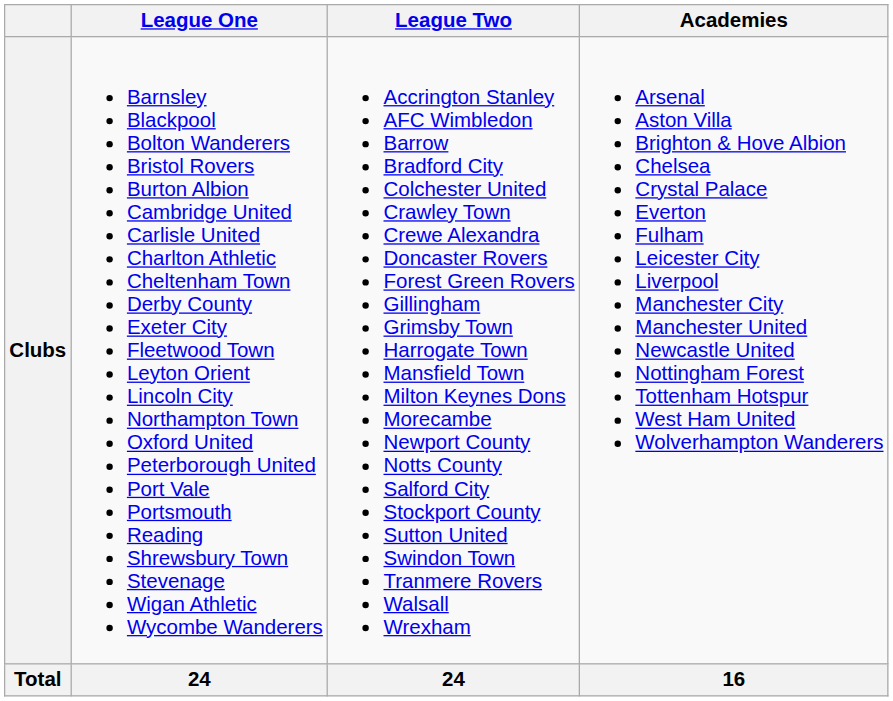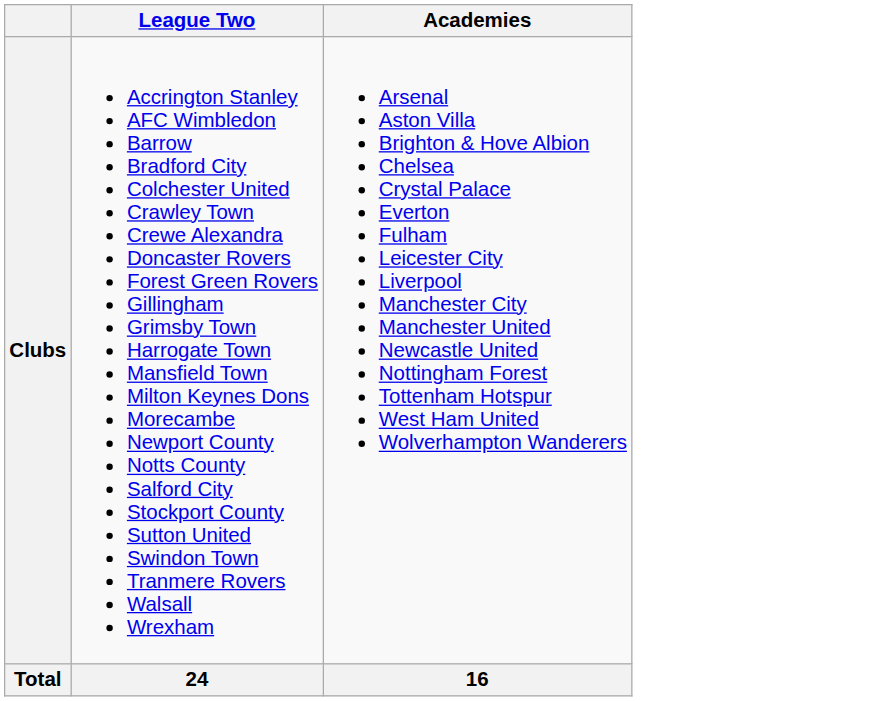- column: (199, 20)
